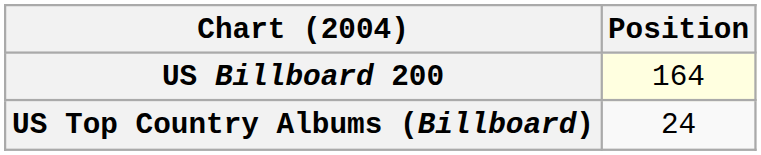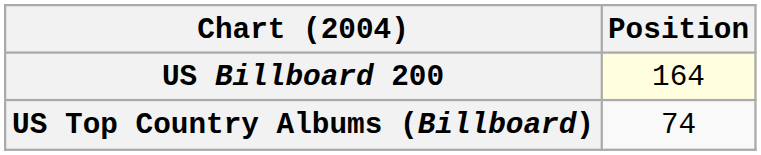(679, 125) 24 -> (679, 125) 74
